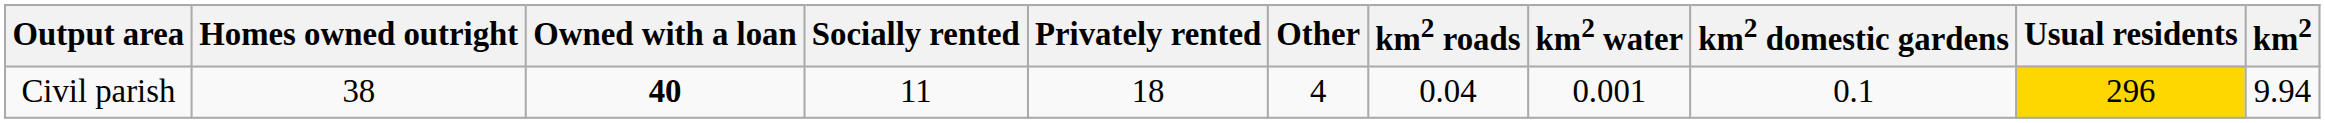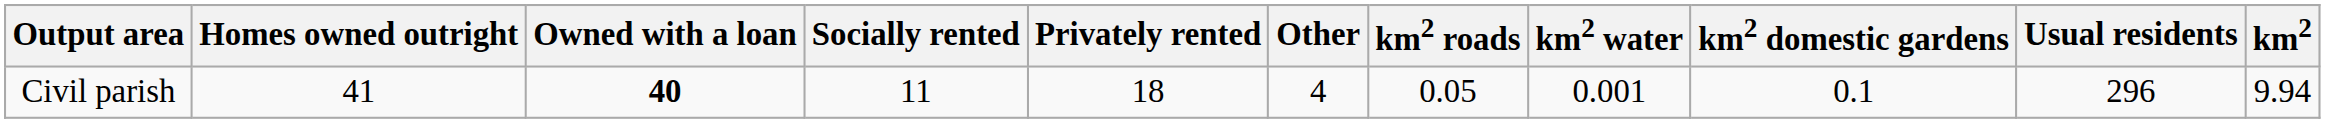(359, 91) 38 -> (359, 91) 41
(1448, 91) 0.04 -> (1448, 91) 0.05
(2131, 91) gold background -> (2131, 91) no background
